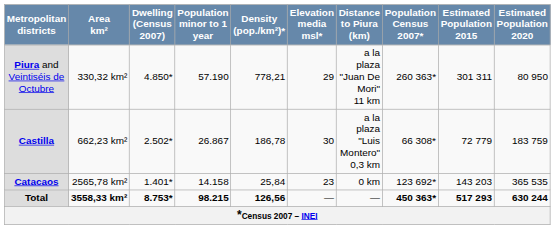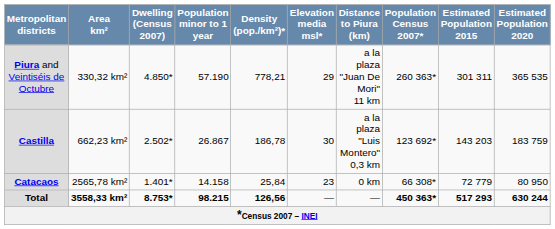(533, 77) 80 950 -> (530, 77) 365 535
(419, 141) 66 308* -> (416, 141) 123 692*
(477, 141) 72 779 -> (474, 141) 143 203
(416, 182) 123 692* -> (419, 182) 66 308*
(474, 182) 143 203 -> (477, 182) 72 779
(530, 182) 365 535 -> (533, 182) 80 950
